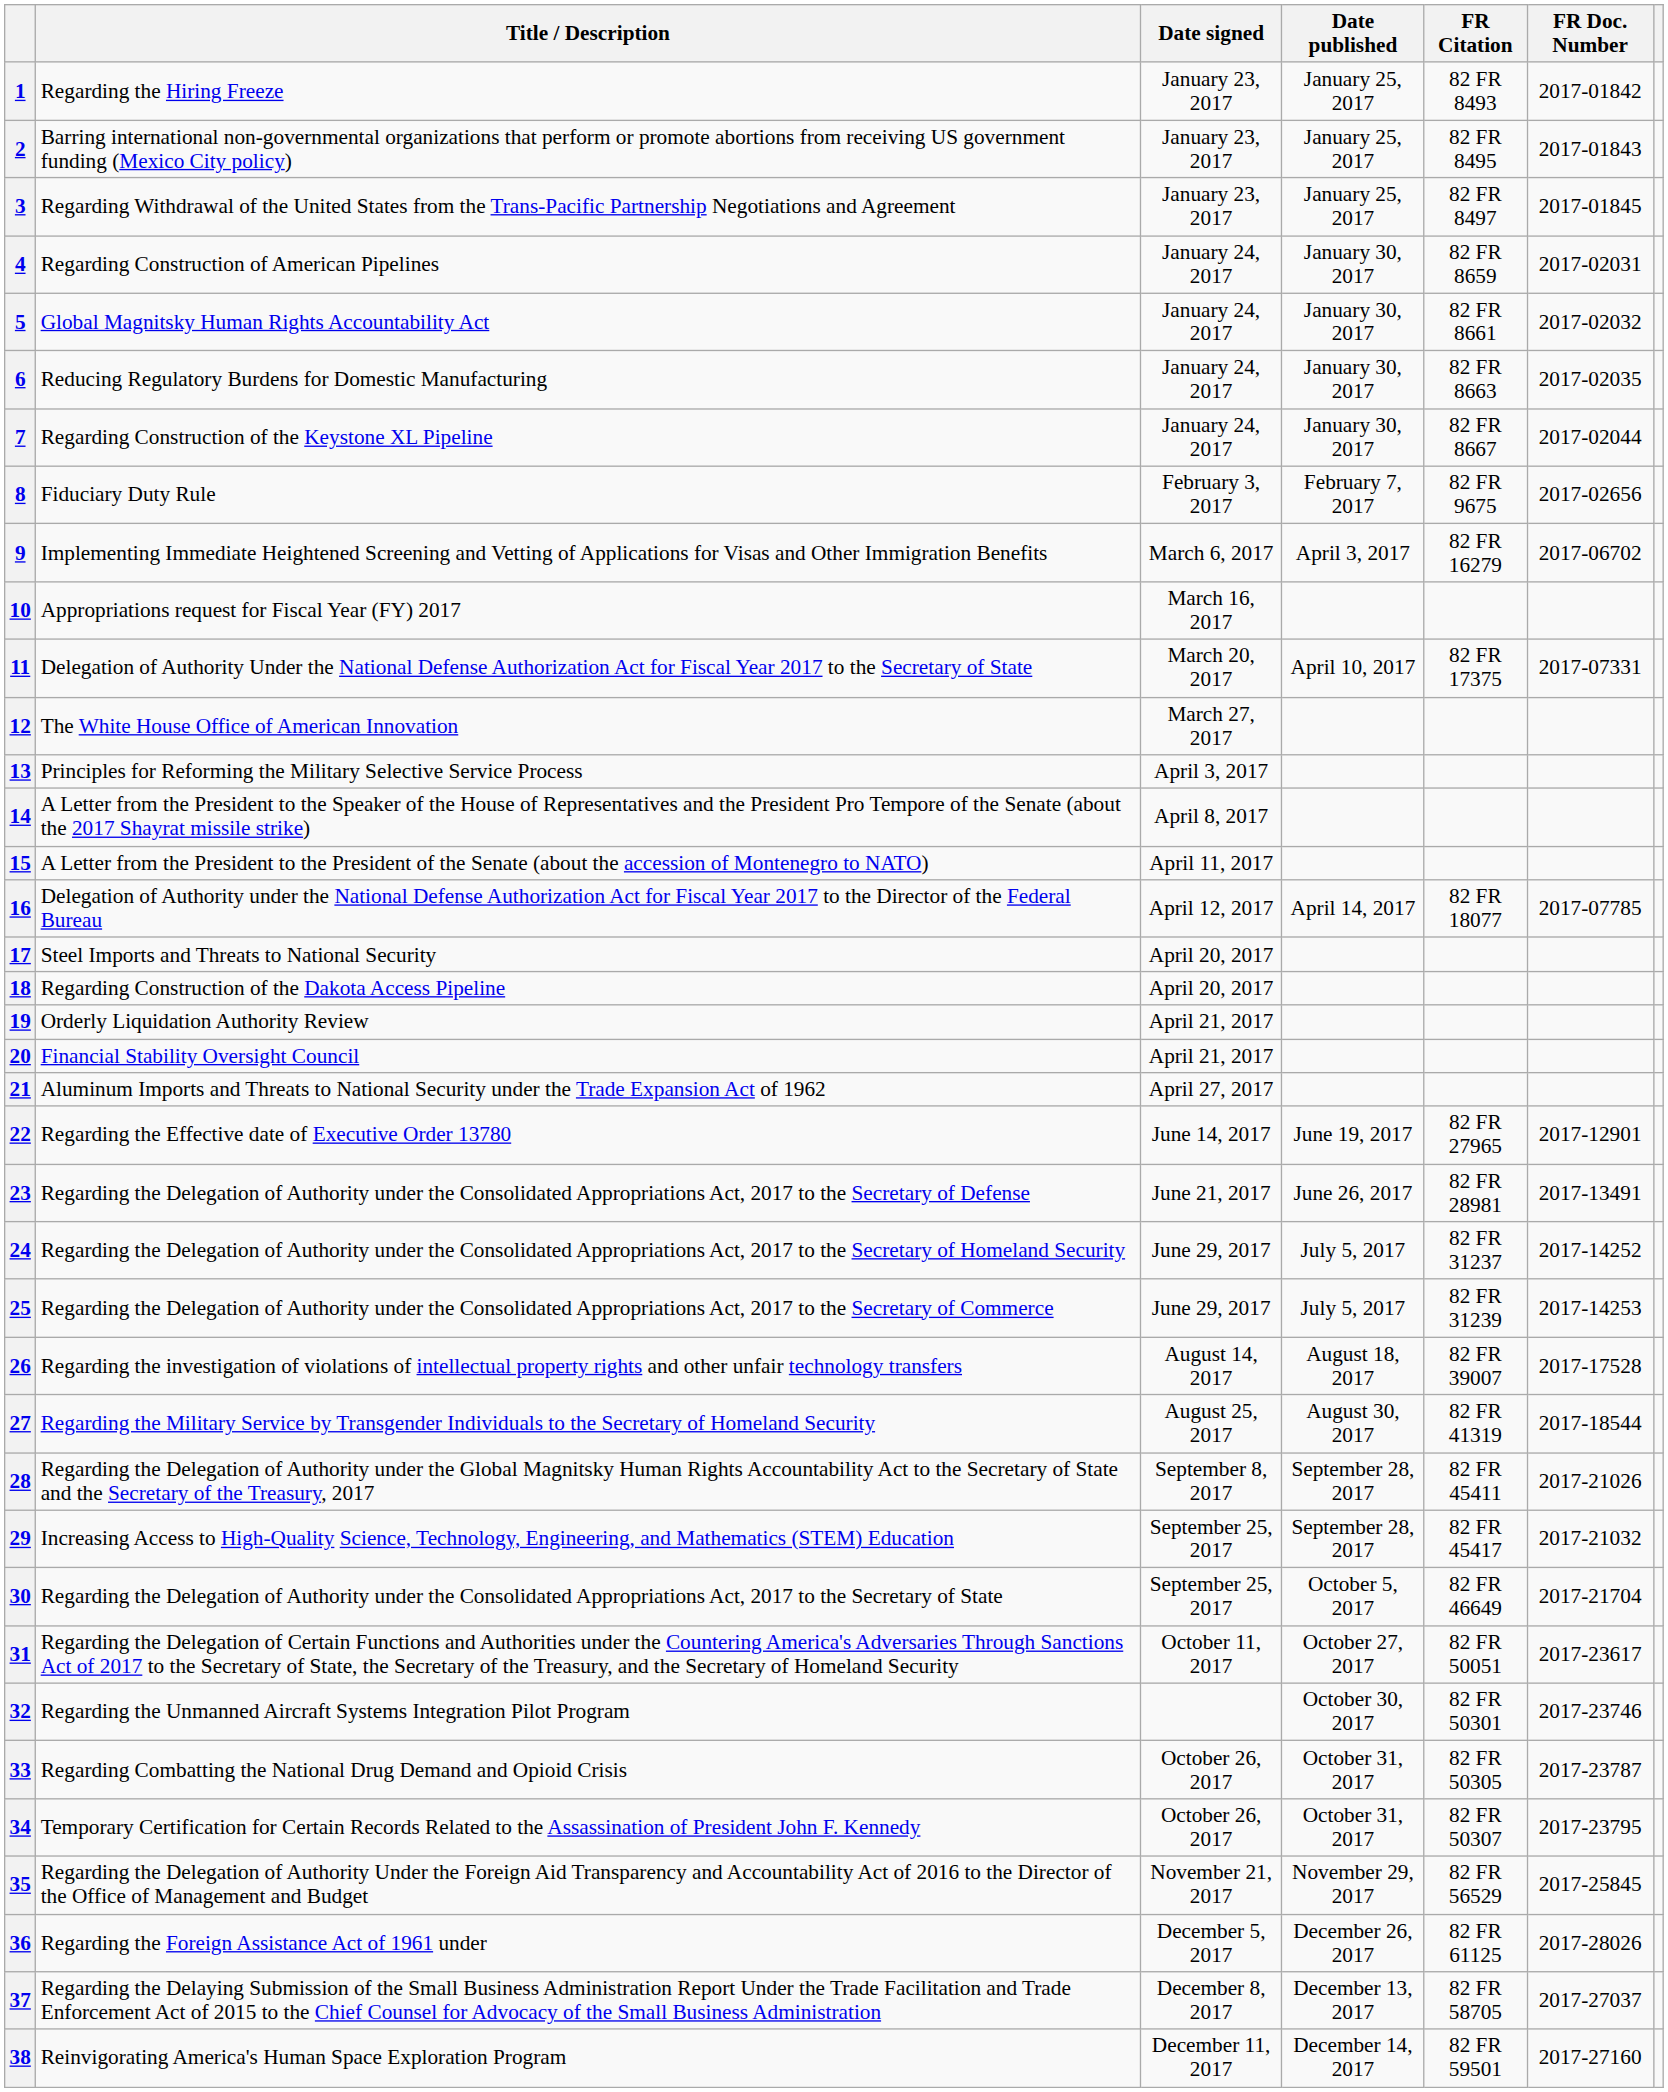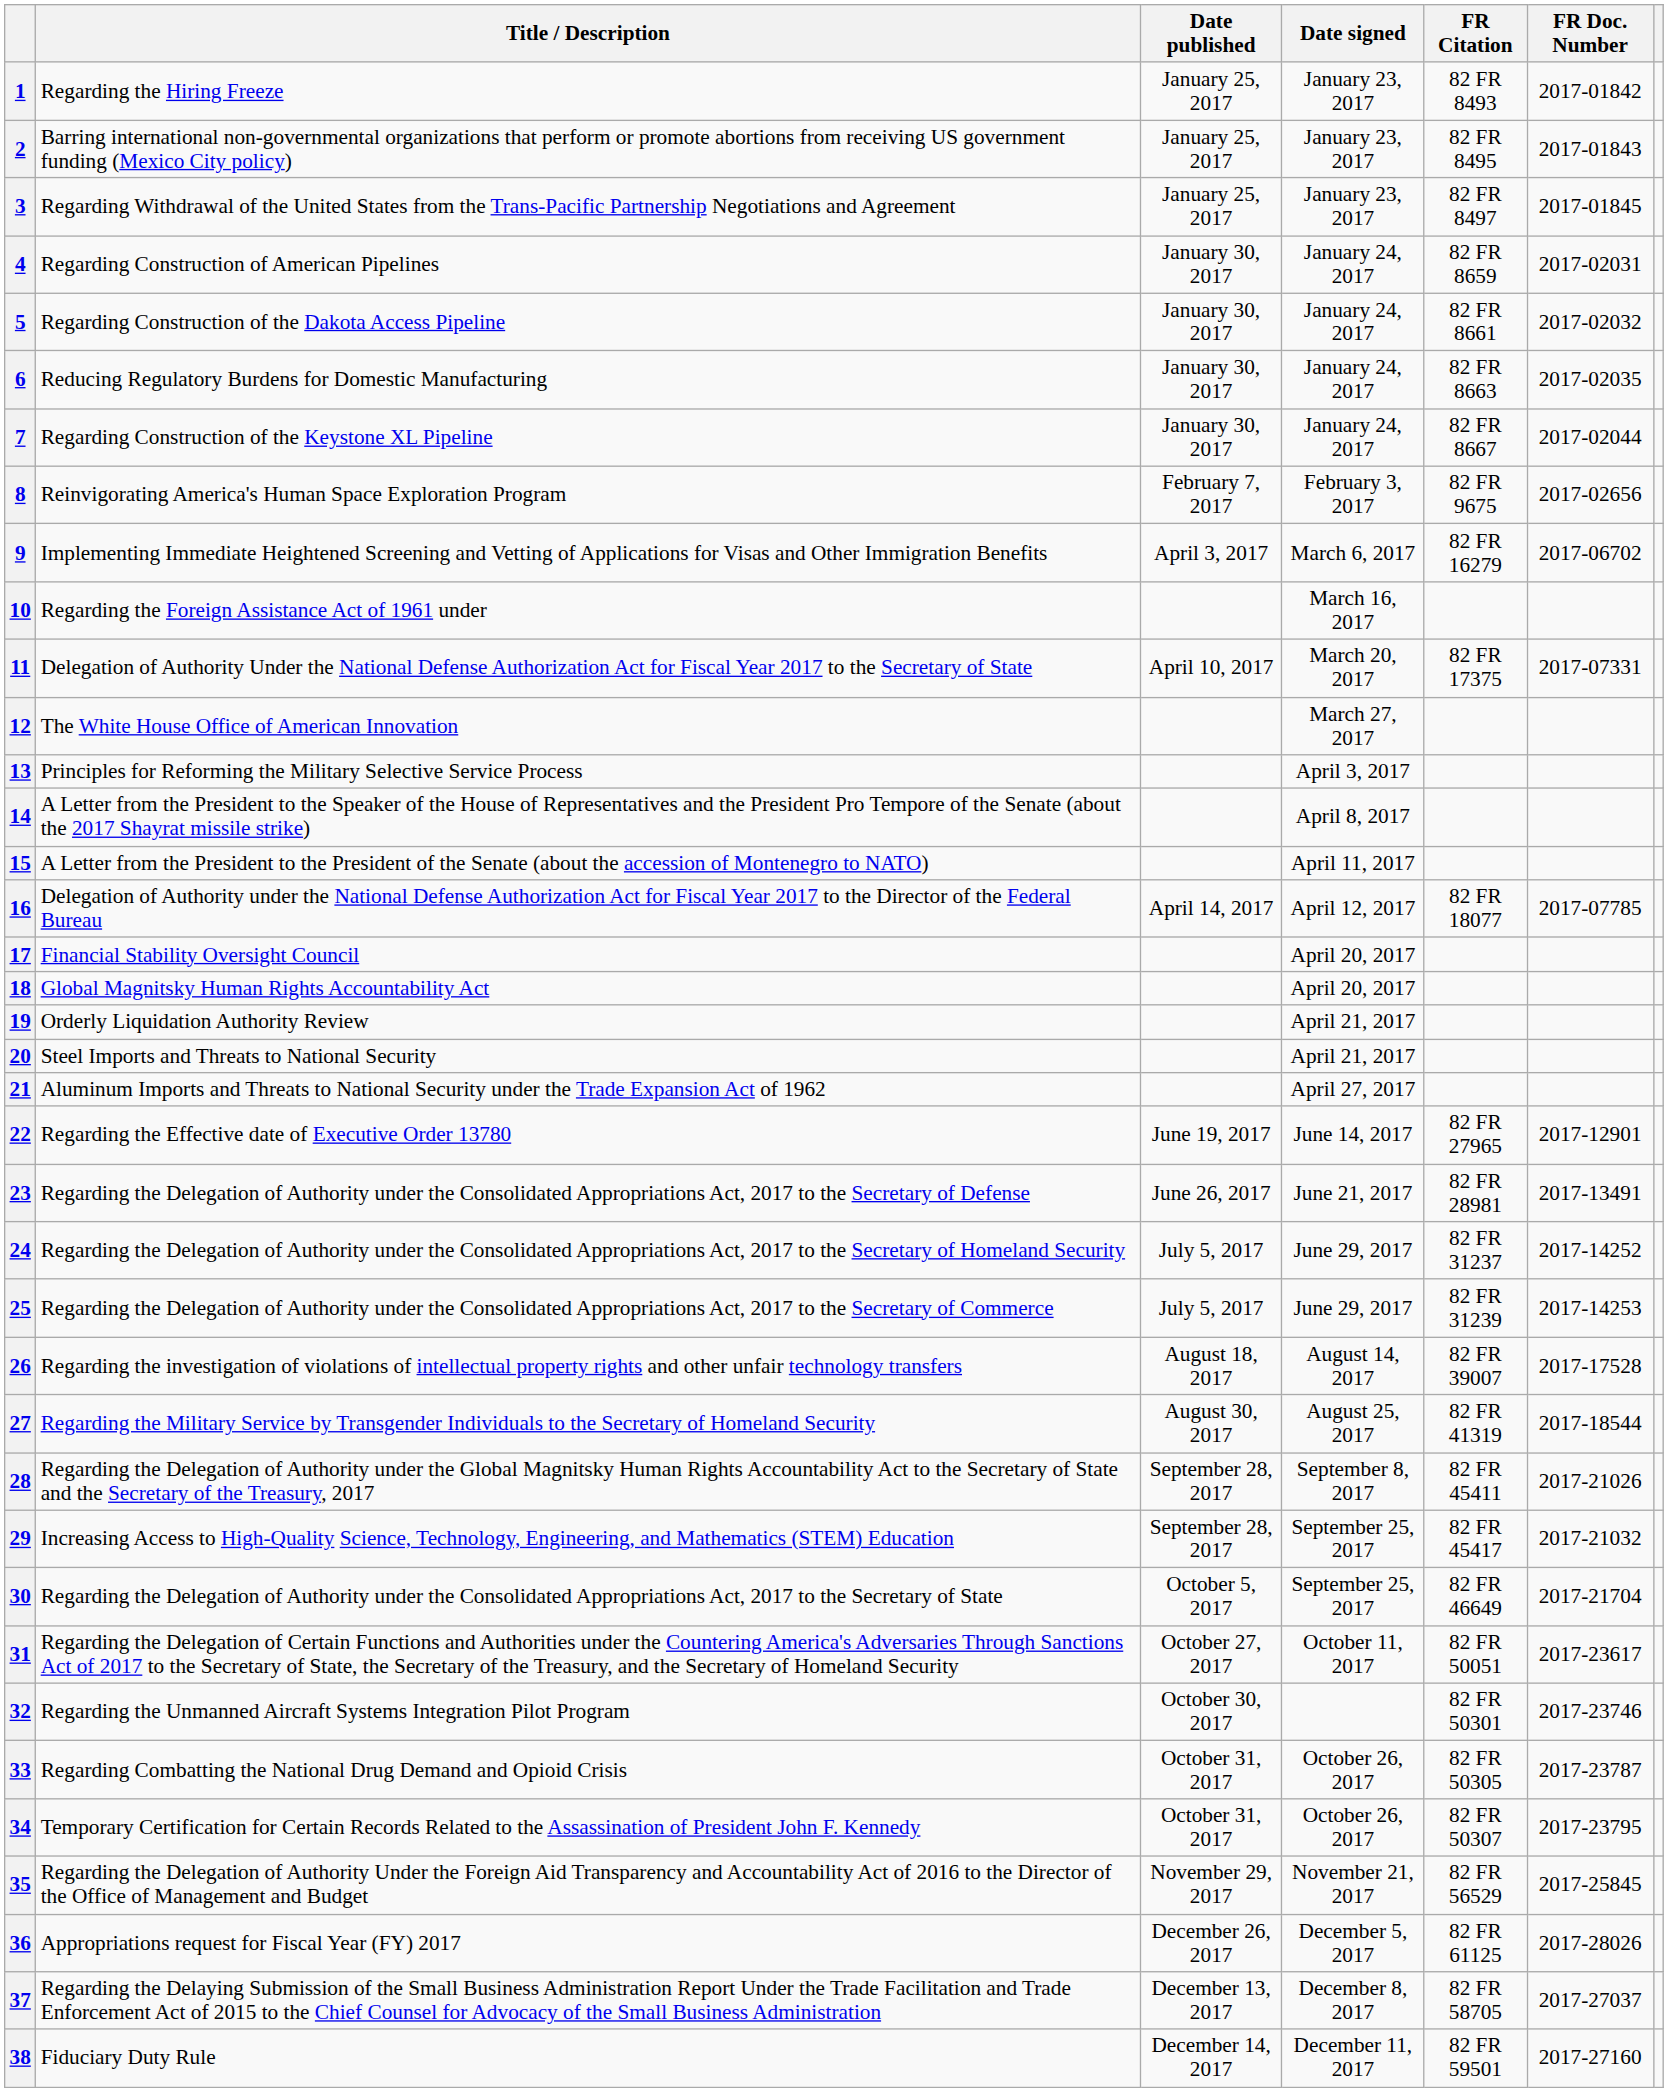columns swapped: (1211, 33) <-> (1353, 33)
(265, 321) Global Magnitsky Human Rights Accountability Act -> (273, 321) Regarding Construction of the Dakota Access Pipeline
(128, 494) Fiduciary Duty Rule -> (303, 494) Reinvigorating America's Human Space Exploration Program
(251, 610) Appropriations request for Fiscal Year (FY) 2017 -> (264, 610) Regarding the Foreign Assistance Act of 1961 under
(238, 954) Steel Imports and Threats to National Security -> (200, 954) Financial Stability Oversight Council
(273, 987) Regarding Construction of the Dakota Access Pipeline -> (265, 987) Global Magnitsky Human Rights Accountability Act
(200, 1055) Financial Stability Oversight Council -> (238, 1055) Steel Imports and Threats to National Security
(264, 1942) Regarding the Foreign Assistance Act of 1961 under -> (251, 1942) Appropriations request for Fiscal Year (FY) 2017
(303, 2057) Reinvigorating America's Human Space Exploration Program -> (128, 2057) Fiduciary Duty Rule
